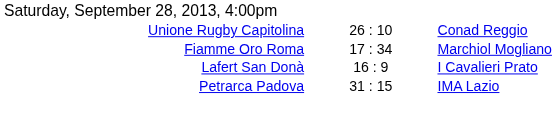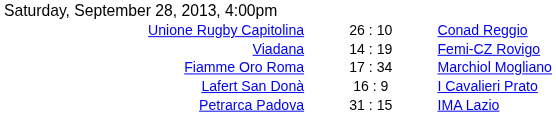+ row: (278, 49)
